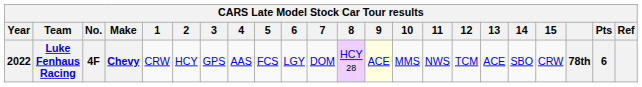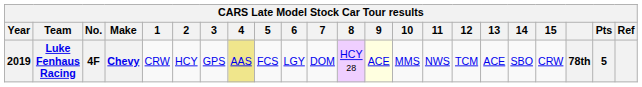(19, 61) 2022 -> (19, 61) 2019
(241, 61) no background -> (241, 61) khaki background
(604, 61) 6 -> (604, 61) 5
